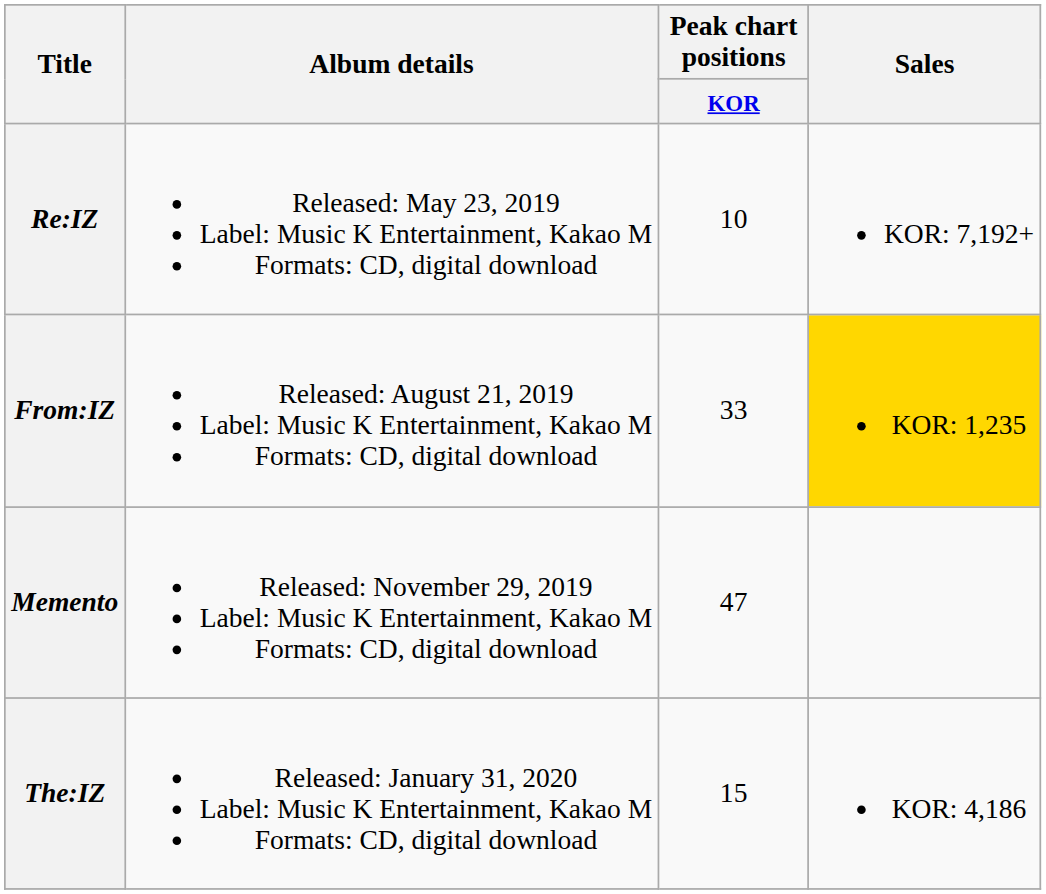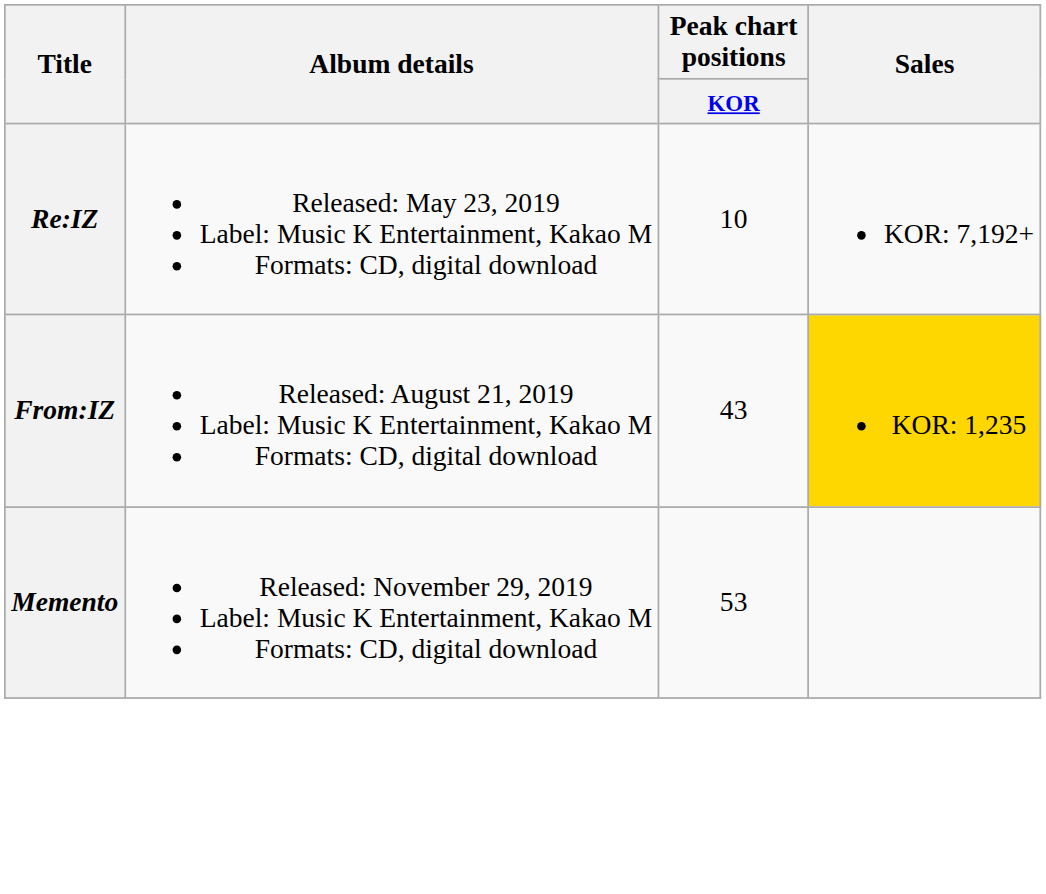(734, 410) 33 -> (734, 410) 43
(734, 601) 47 -> (734, 601) 53
- row: (65, 793)
